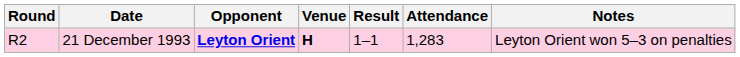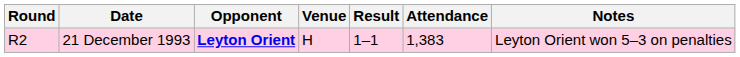(307, 40) bold -> (307, 40) normal
(425, 40) 1,283 -> (425, 40) 1,383
